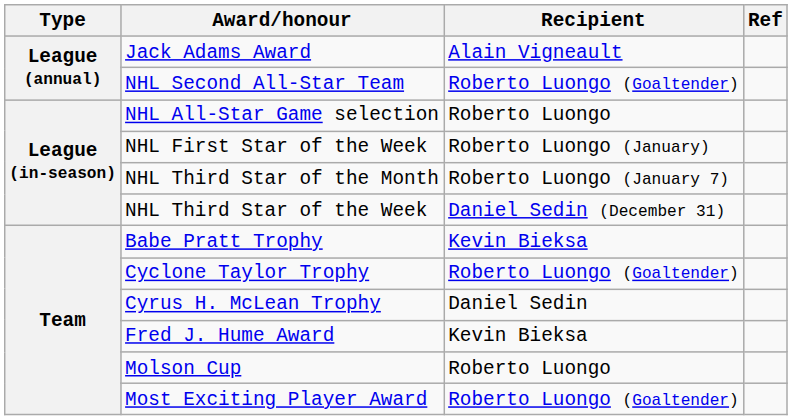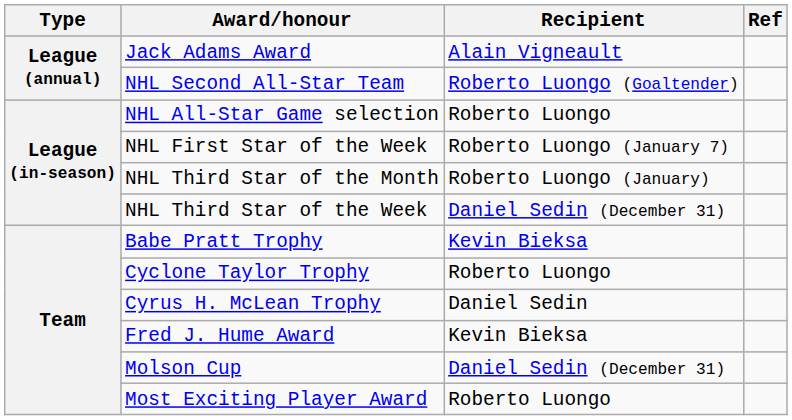(579, 147) Roberto Luongo (January) -> (589, 147) Roberto Luongo (January 7)
(589, 178) Roberto Luongo (January 7) -> (579, 178) Roberto Luongo (January)
(593, 273) Roberto Luongo (Goaltender) -> (530, 273) Roberto Luongo
(530, 368) Roberto Luongo -> (587, 368) Daniel Sedin (December 31)
(593, 399) Roberto Luongo (Goaltender) -> (530, 399) Roberto Luongo
